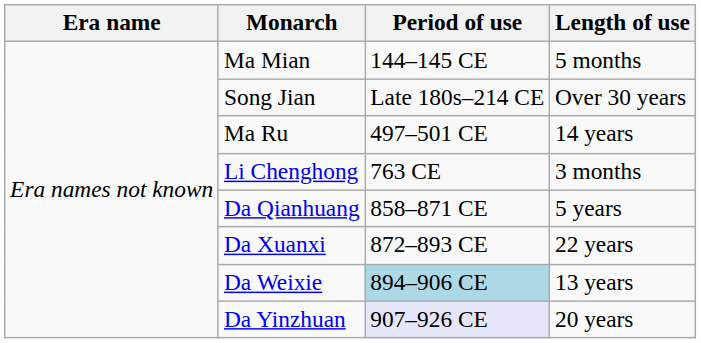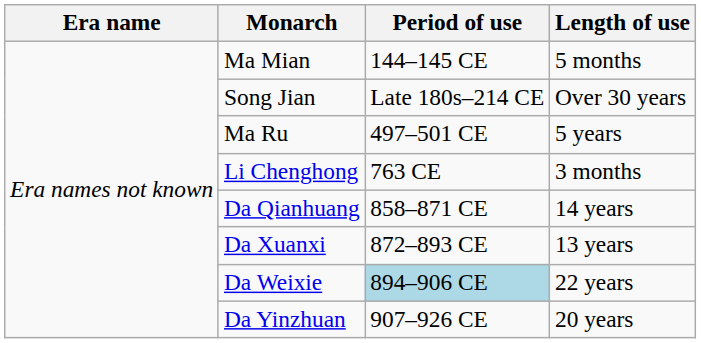(594, 134) 14 years -> (588, 134) 5 years
(588, 208) 5 years -> (594, 208) 14 years
(594, 245) 22 years -> (594, 245) 13 years
(594, 282) 13 years -> (594, 282) 22 years
(429, 319) lavender background -> (429, 319) no background
